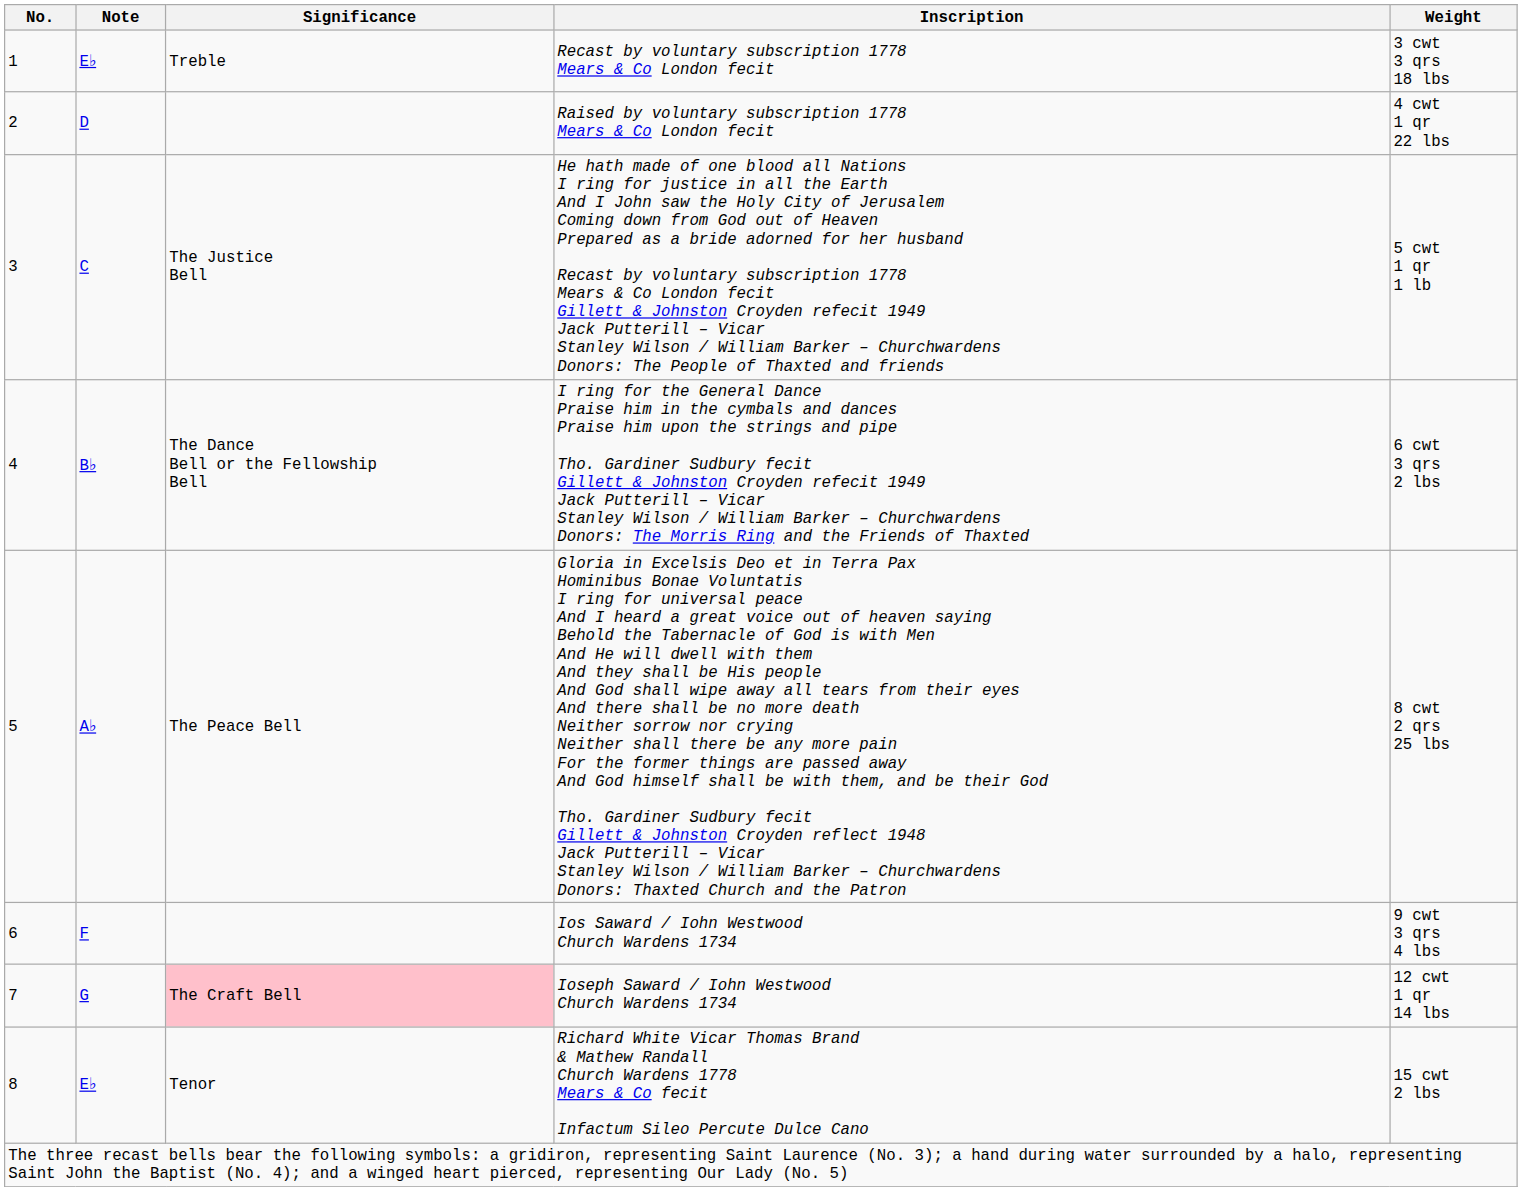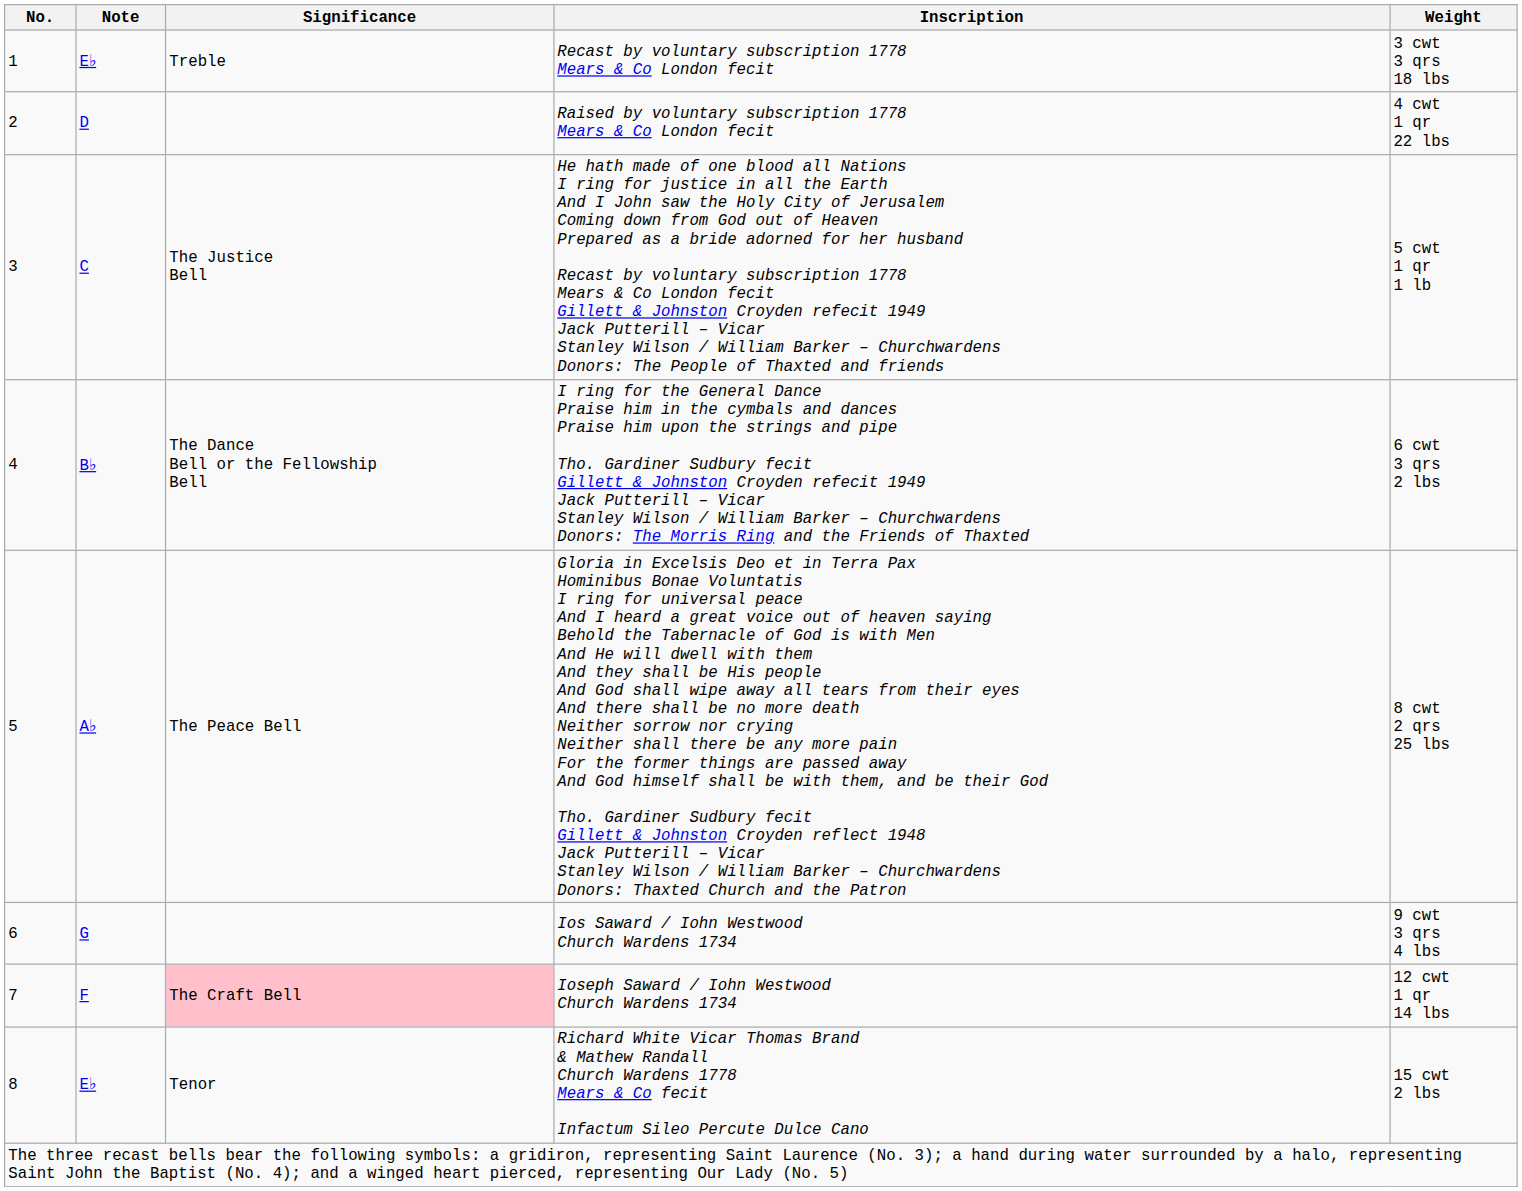(84, 934) F -> (84, 934) G
(84, 995) G -> (84, 995) F
